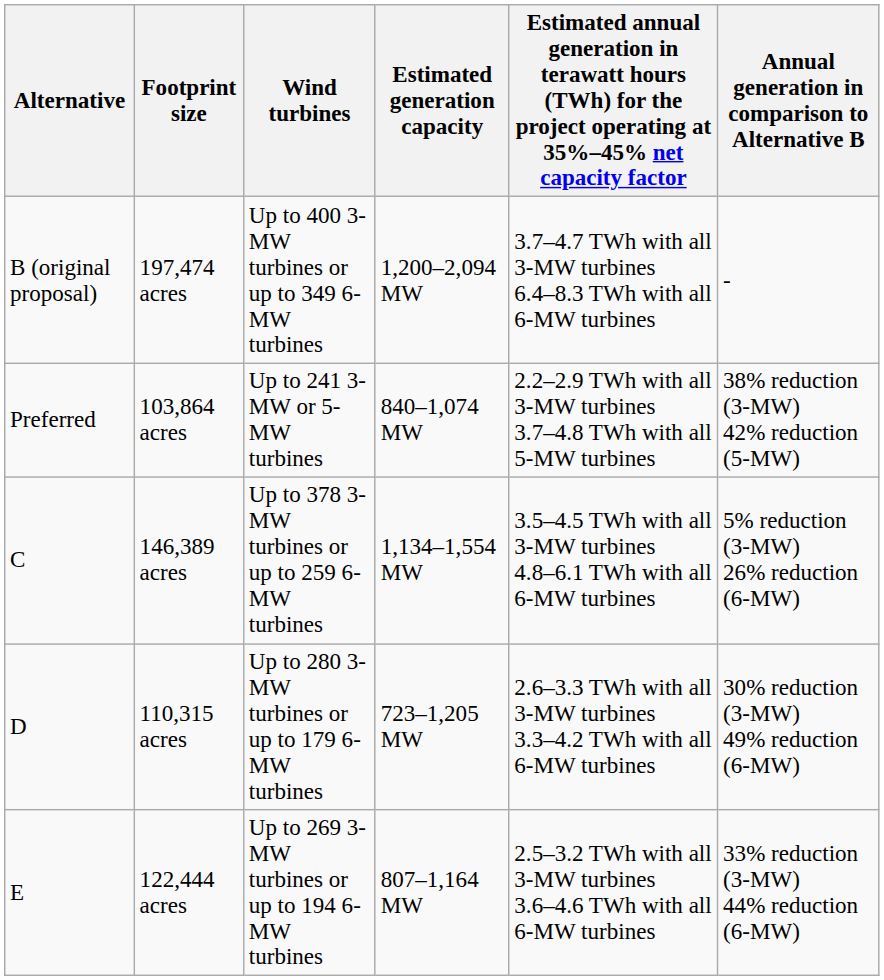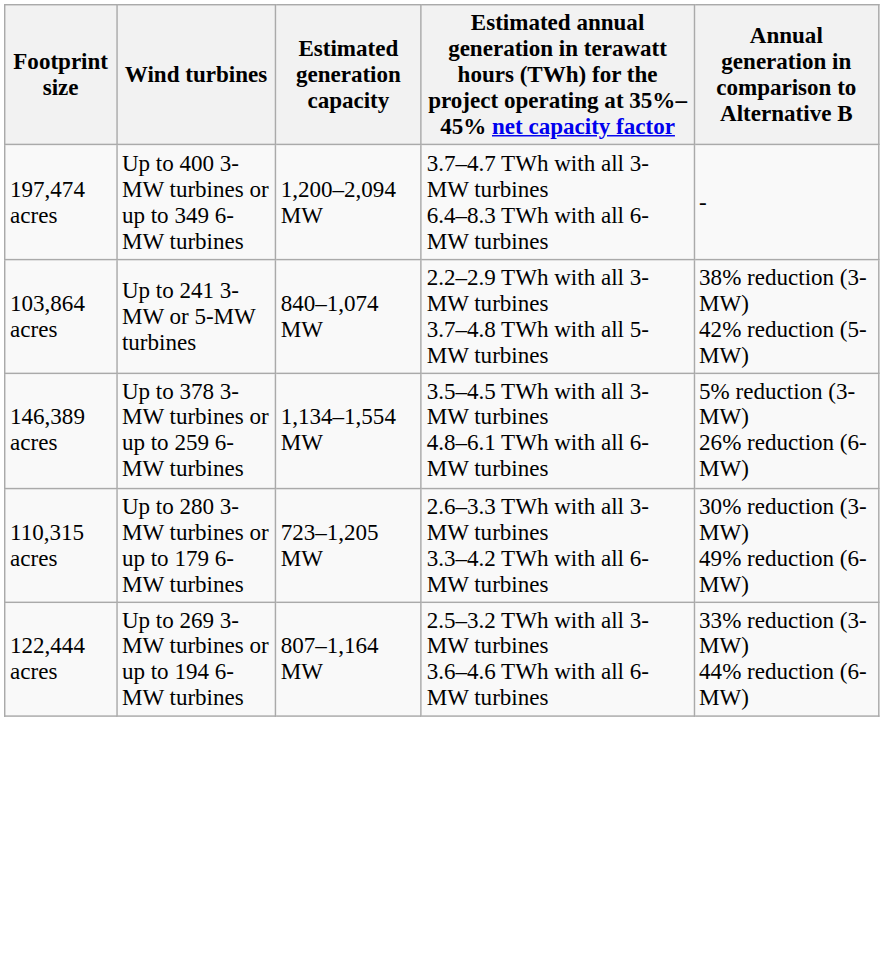- column: (69, 100)
